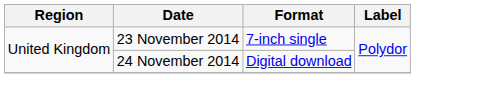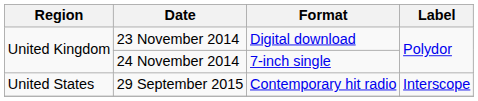(286, 38) 7-inch single -> (303, 38) Digital download
(299, 61) Digital download -> (290, 61) 7-inch single
+ row: (180, 84)
